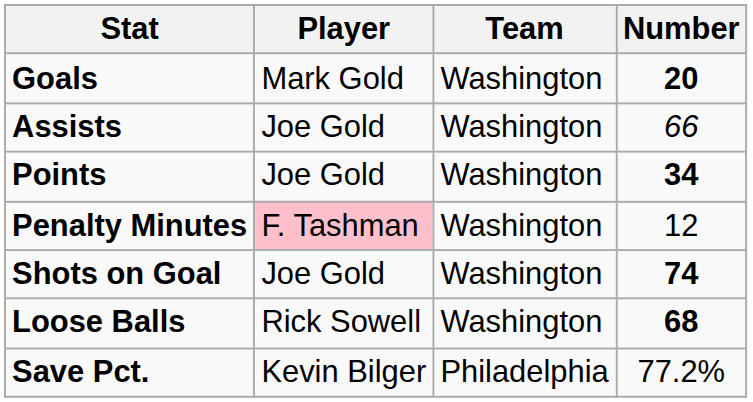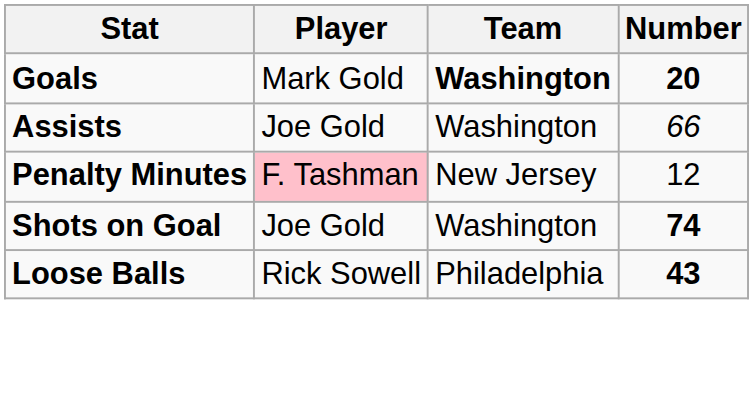(521, 77) normal -> (523, 77) bold
- row: (59, 175)
(521, 224) Washington -> (516, 175) New Jersey
(521, 322) Washington -> (519, 273) Philadelphia
(681, 322) 68 -> (683, 273) 43
- row: (81, 371)
